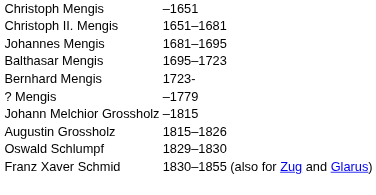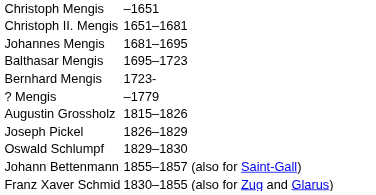- row: (82, 114)
+ row: (44, 131)
+ row: (62, 167)
